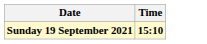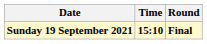+ column: (184, 13)
